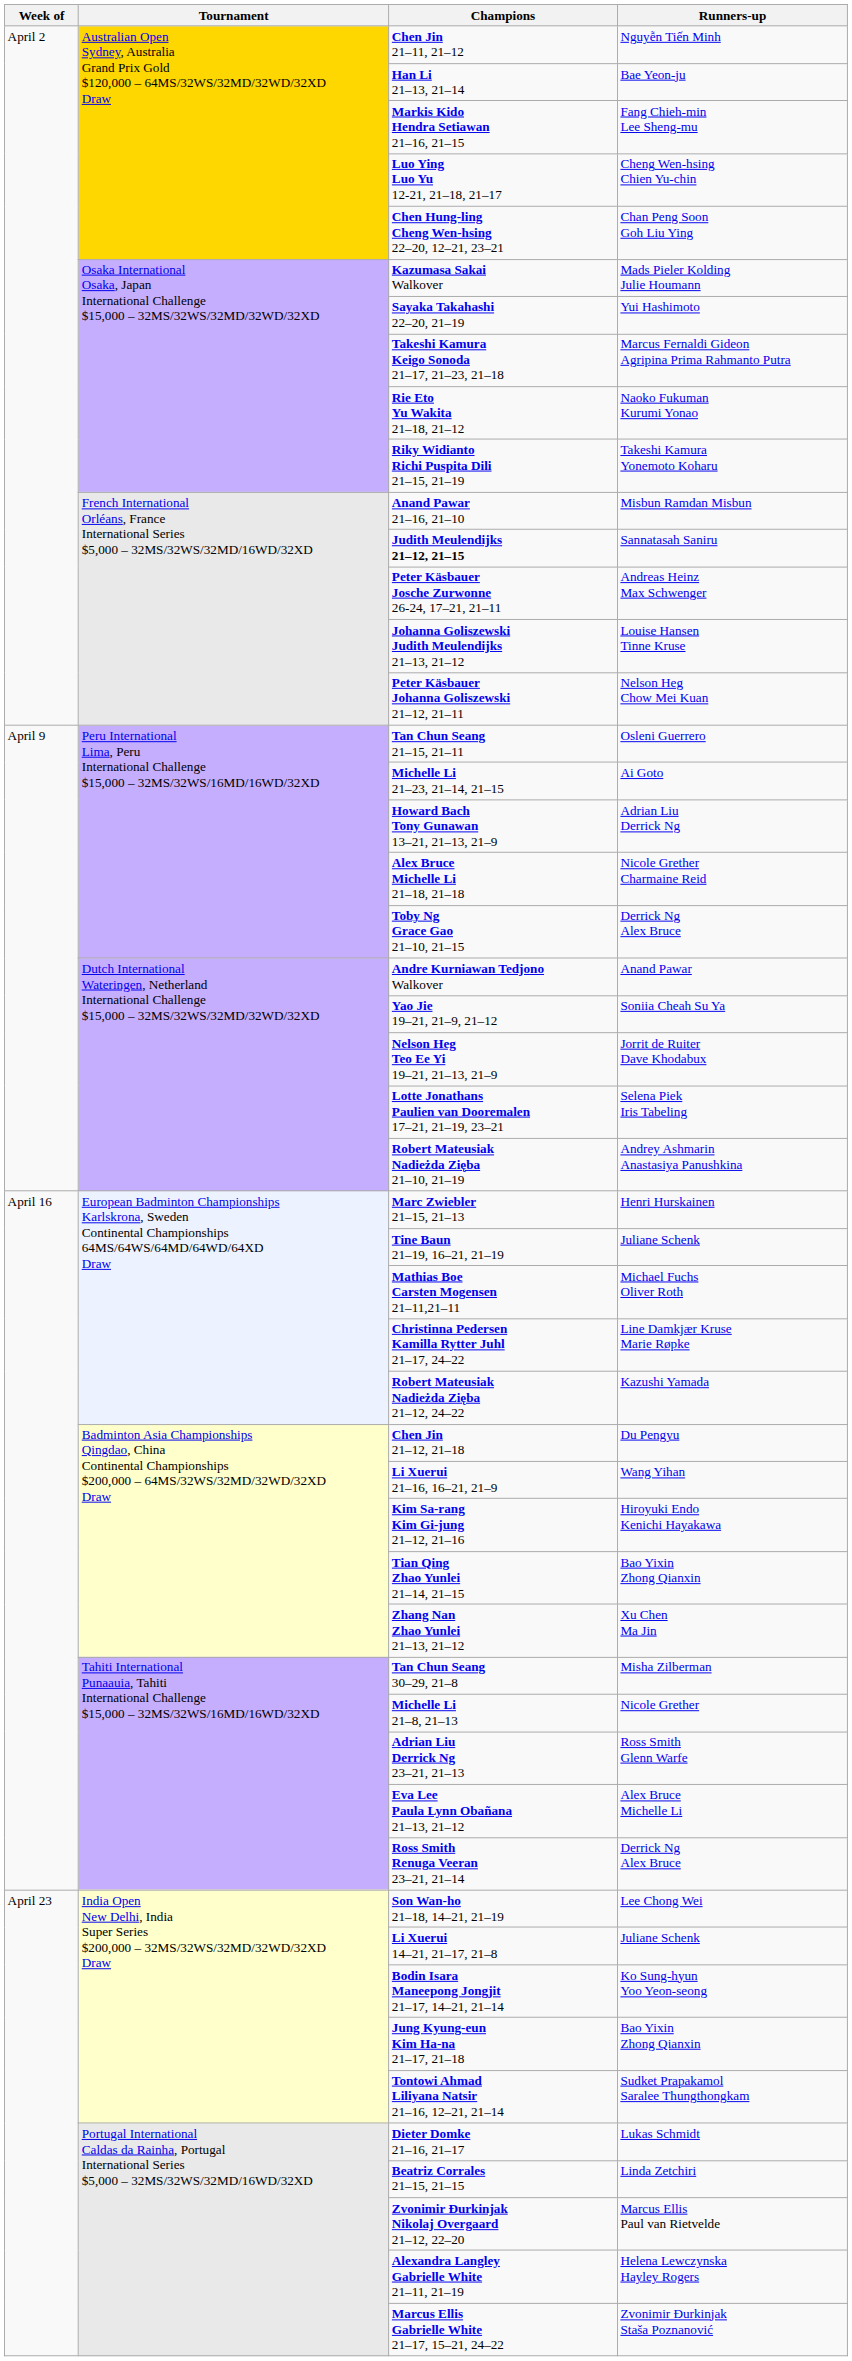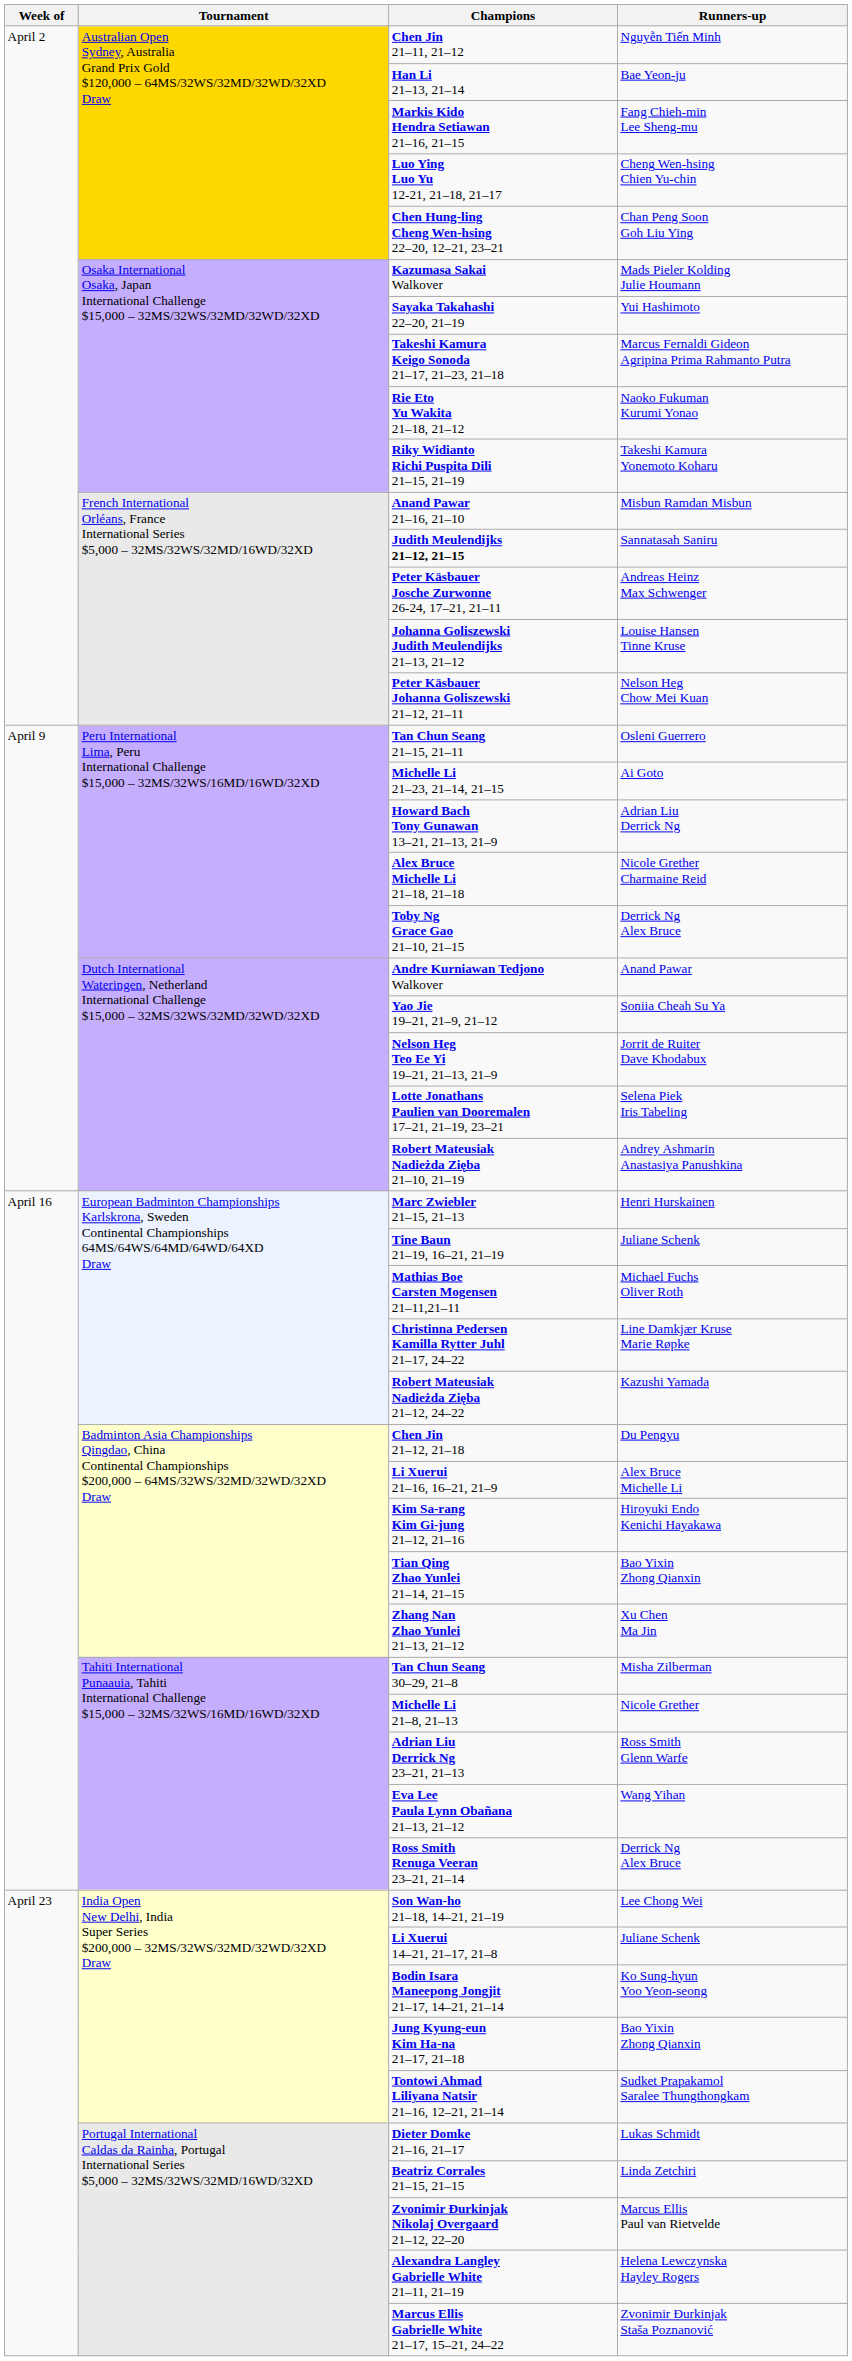(653, 1471) Wang Yihan -> (651, 1479) Alex Bruce Michelle Li
(651, 1802) Alex Bruce Michelle Li -> (653, 1794) Wang Yihan
